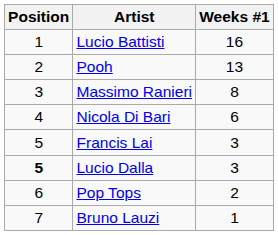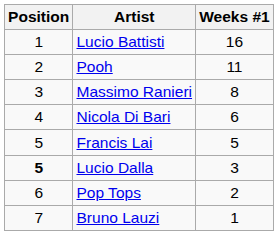(234, 66) 13 -> (234, 66) 11
(234, 142) 3 -> (234, 142) 5
